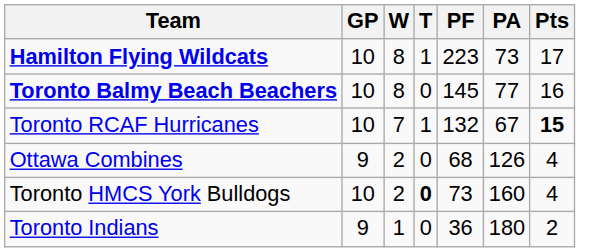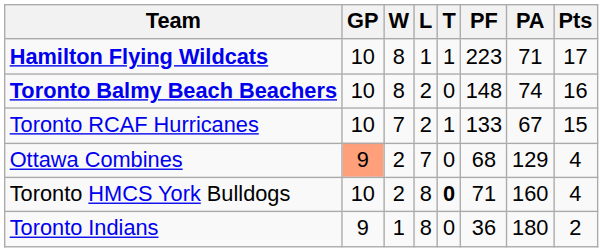+ column: (426, 21)
(507, 56) 73 -> (530, 56) 71
(461, 90) 145 -> (484, 90) 148
(507, 90) 77 -> (530, 90) 74
(461, 125) 132 -> (484, 125) 133
(552, 125) bold -> (575, 125) normal
(363, 159) no background -> (363, 159) lightsalmon background
(507, 159) 126 -> (530, 159) 129
(461, 194) 73 -> (484, 194) 71
